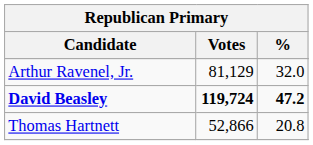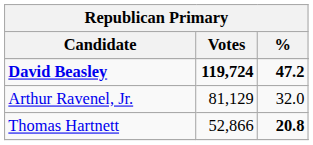rows swapped: (58, 99) <-> (71, 72)
(290, 126) normal -> (290, 126) bold
